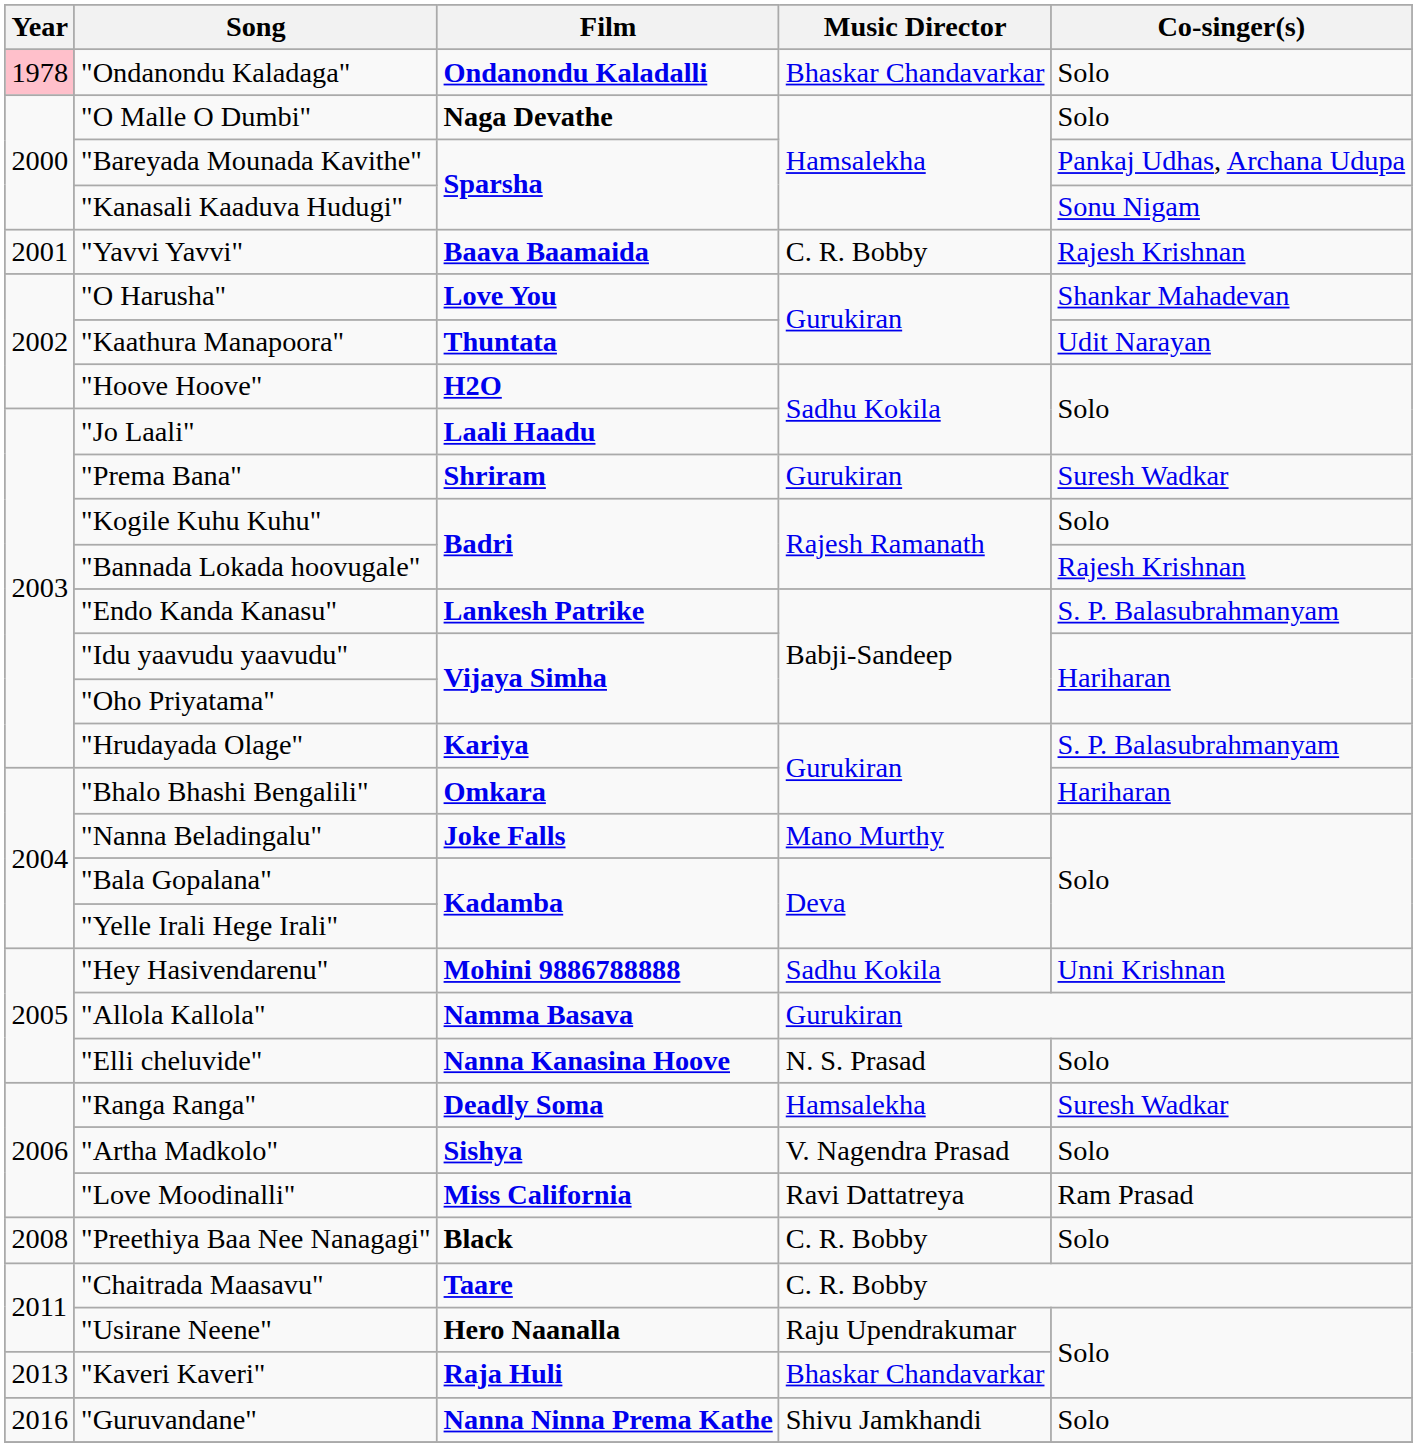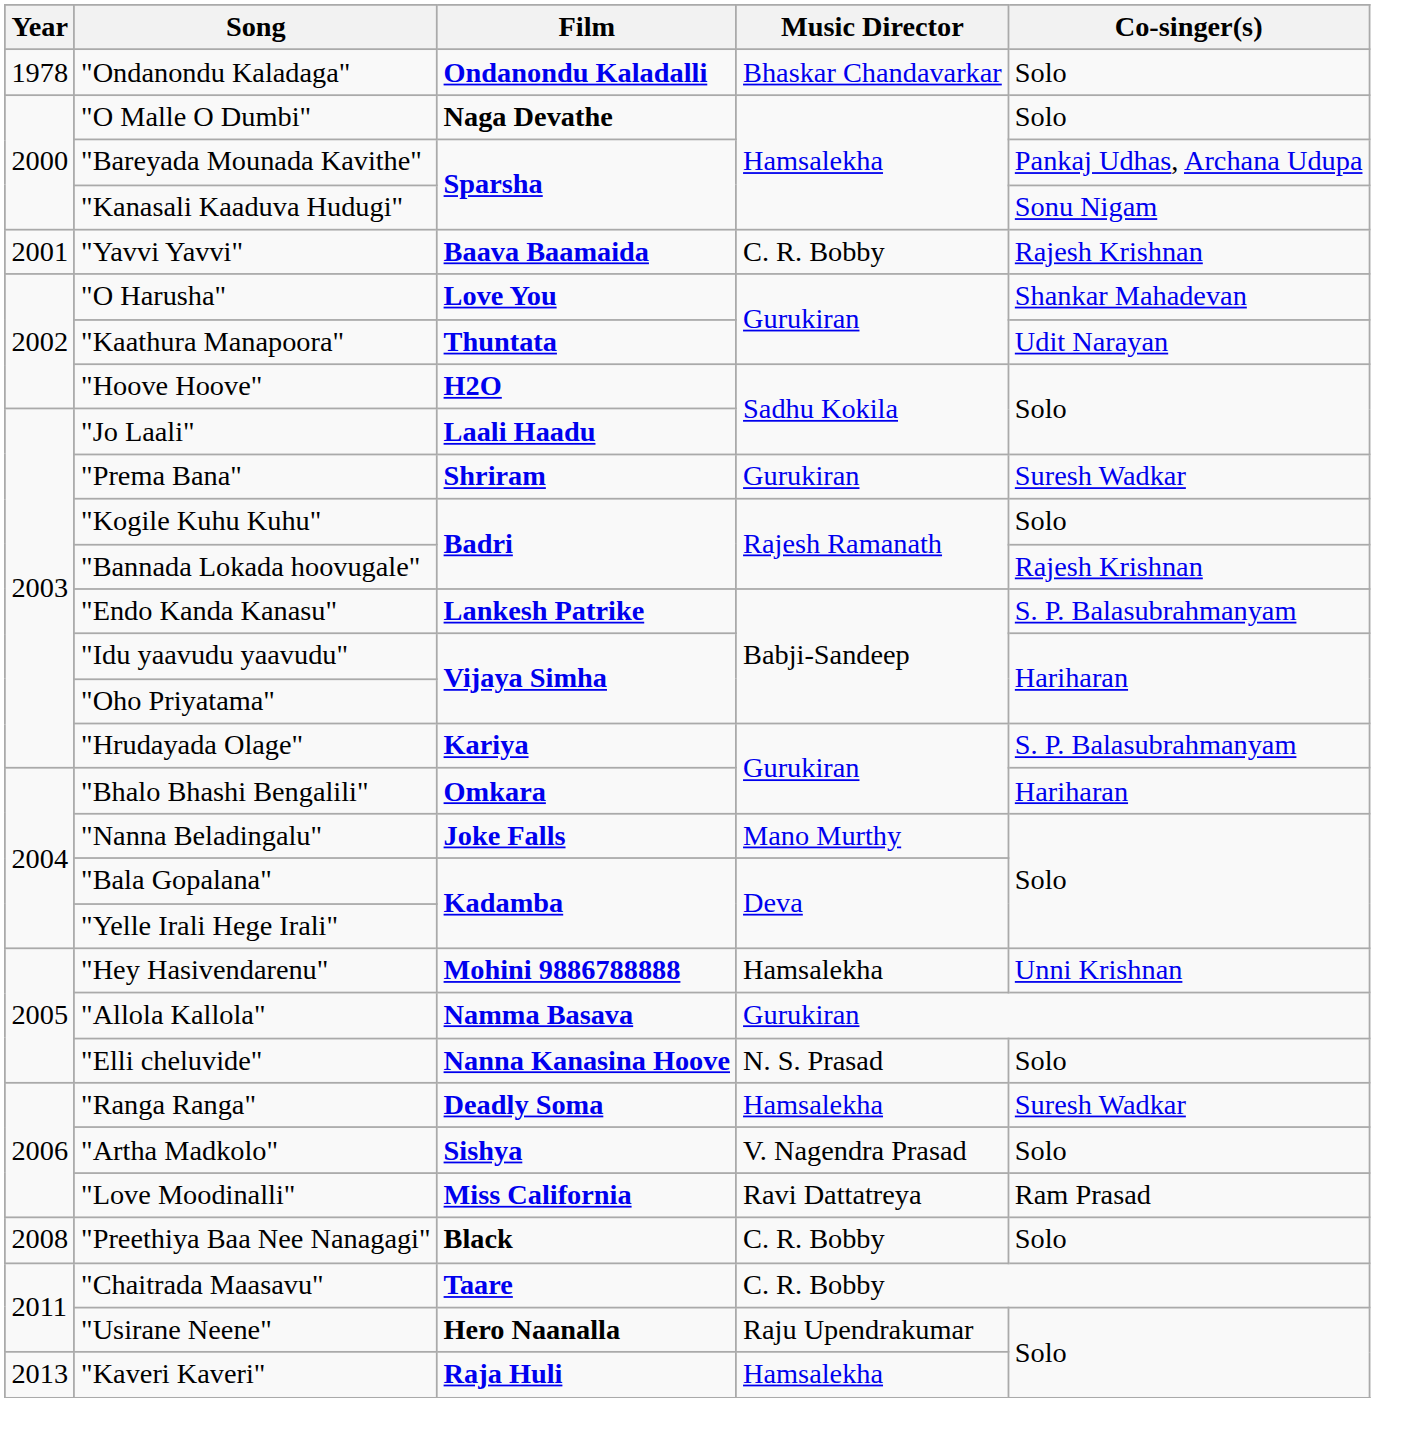(40, 71) pink background -> (40, 71) no background
(863, 970) Sadhu Kokila -> (813, 970) Hamsalekha
(915, 1374) Bhaskar Chandavarkar -> (813, 1374) Hamsalekha
- row: (169, 1419)
